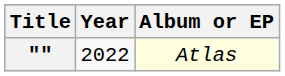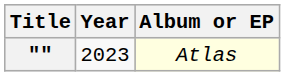(105, 55) 2022 -> (105, 55) 2023
